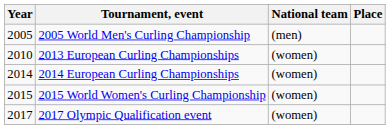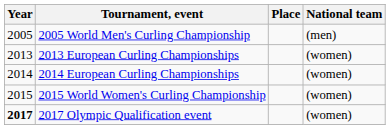columns swapped: (310, 14) <-> (368, 14)
(20, 54) 2010 -> (20, 54) 2013
(20, 114) normal -> (20, 114) bold
